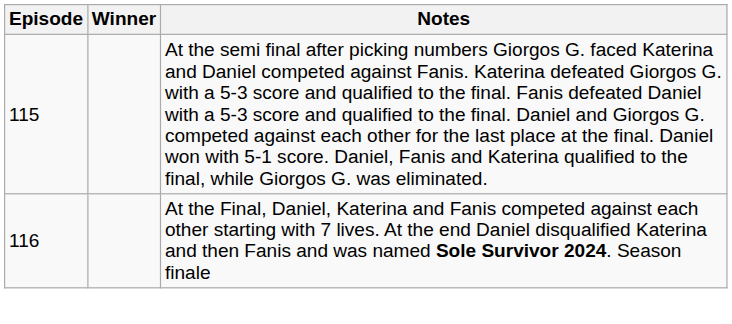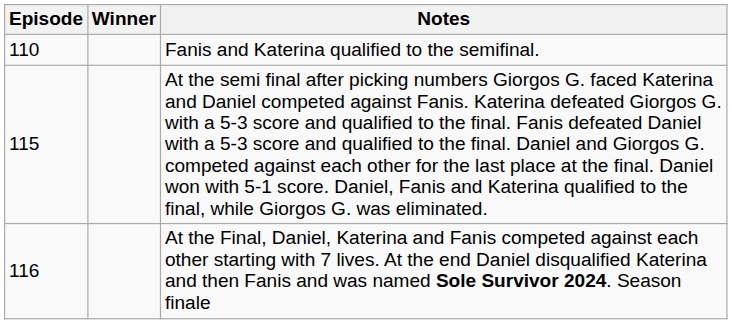+ row: (352, 49)
